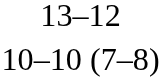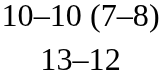rows swapped: (81, 15) <-> (81, 59)
